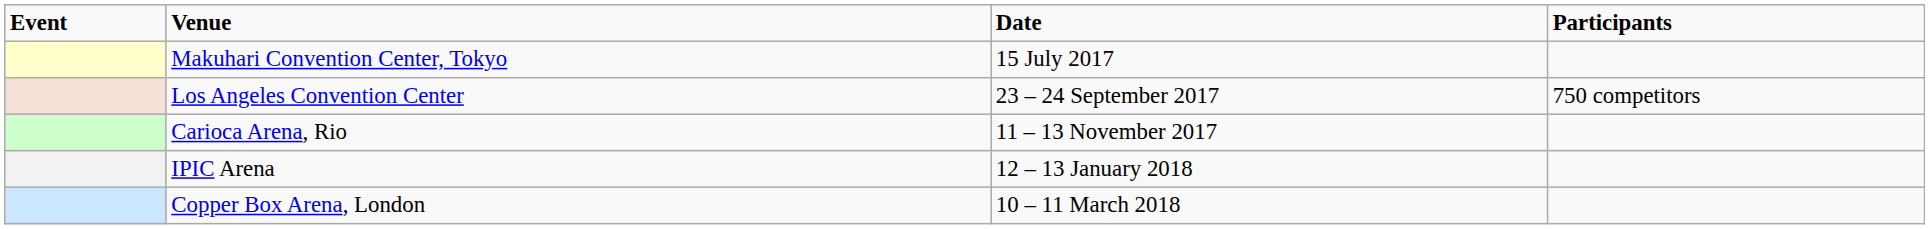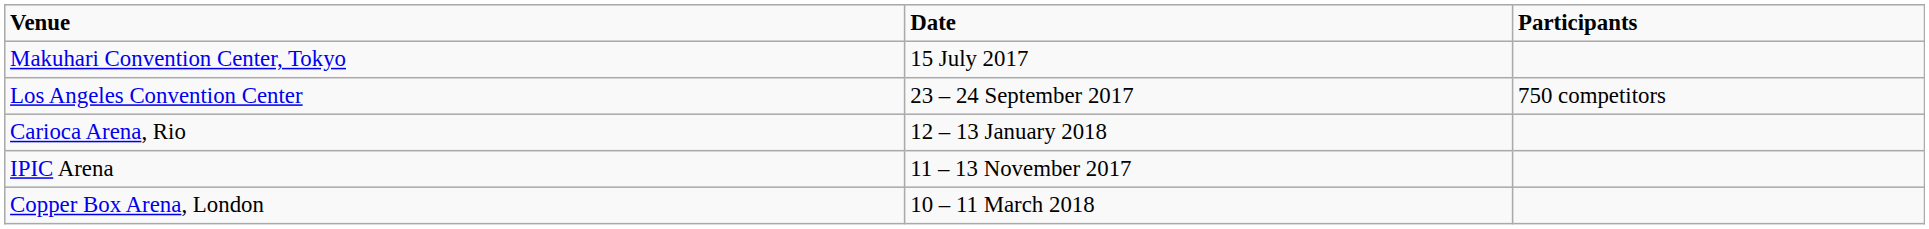- column: (39, 22)
(1106, 132) 11 – 13 November 2017 -> (1009, 132) 12 – 13 January 2018
(1094, 168) 12 – 13 January 2018 -> (1021, 168) 11 – 13 November 2017
